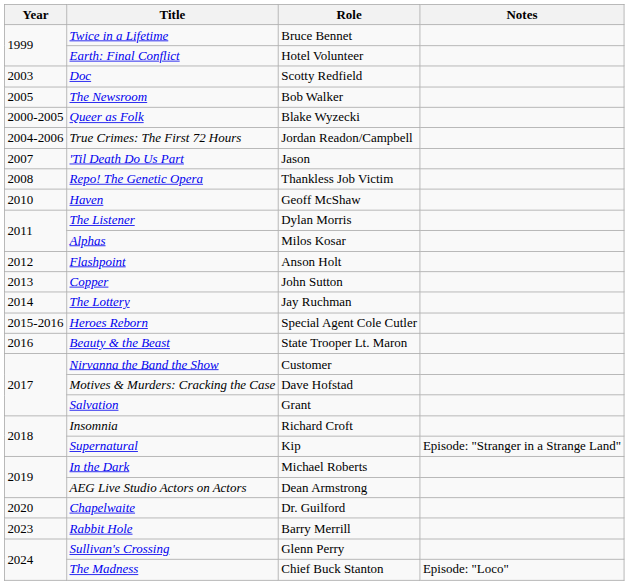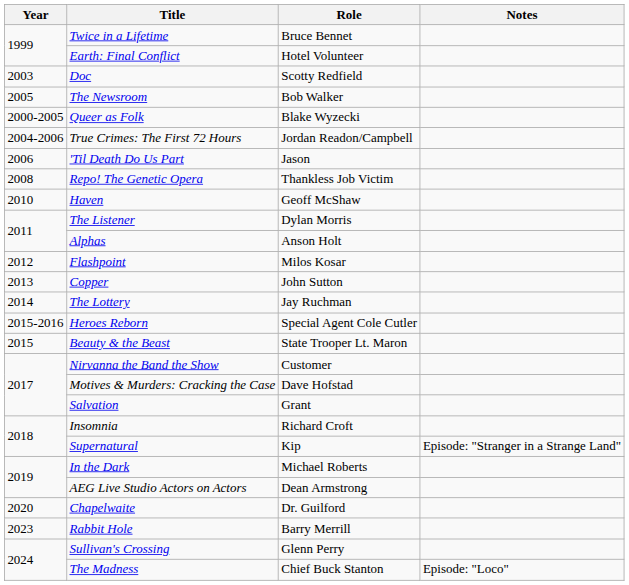(20, 158) 2007 -> (20, 158) 2006
(313, 240) Milos Kosar -> (311, 240) Anson Holt
(311, 261) Anson Holt -> (313, 261) Milos Kosar
(20, 343) 2016 -> (20, 343) 2015
